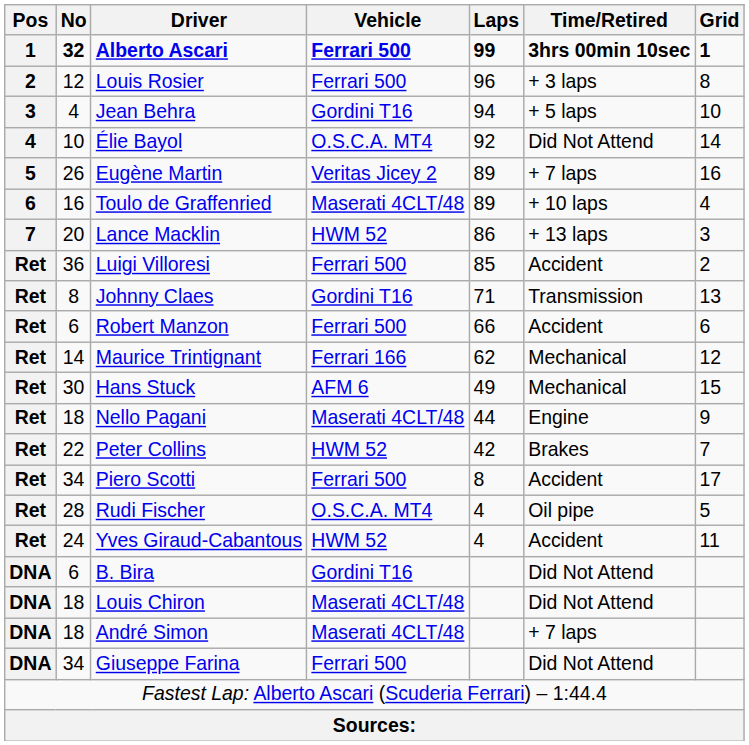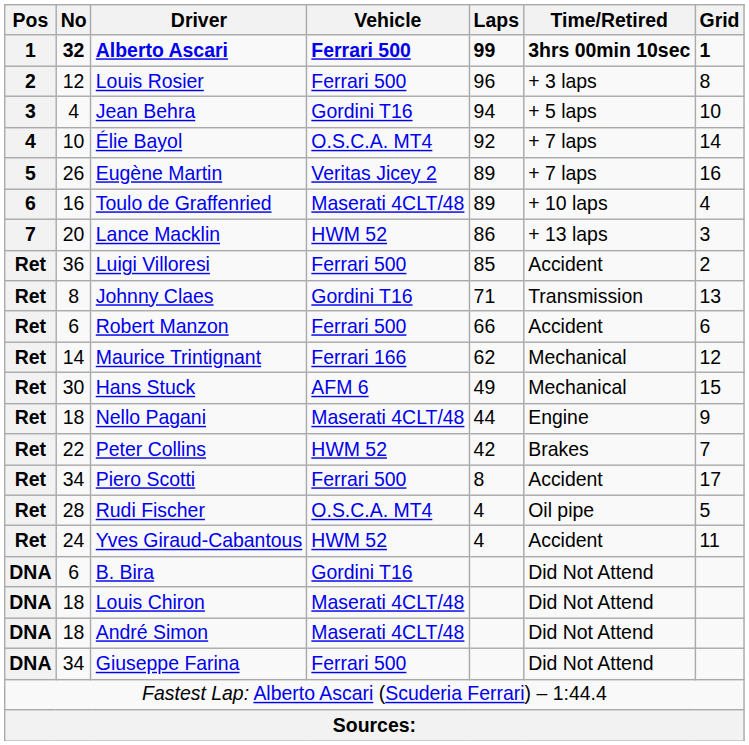(591, 142) Did Not Attend -> (563, 142) + 7 laps
(563, 633) + 7 laps -> (591, 633) Did Not Attend
